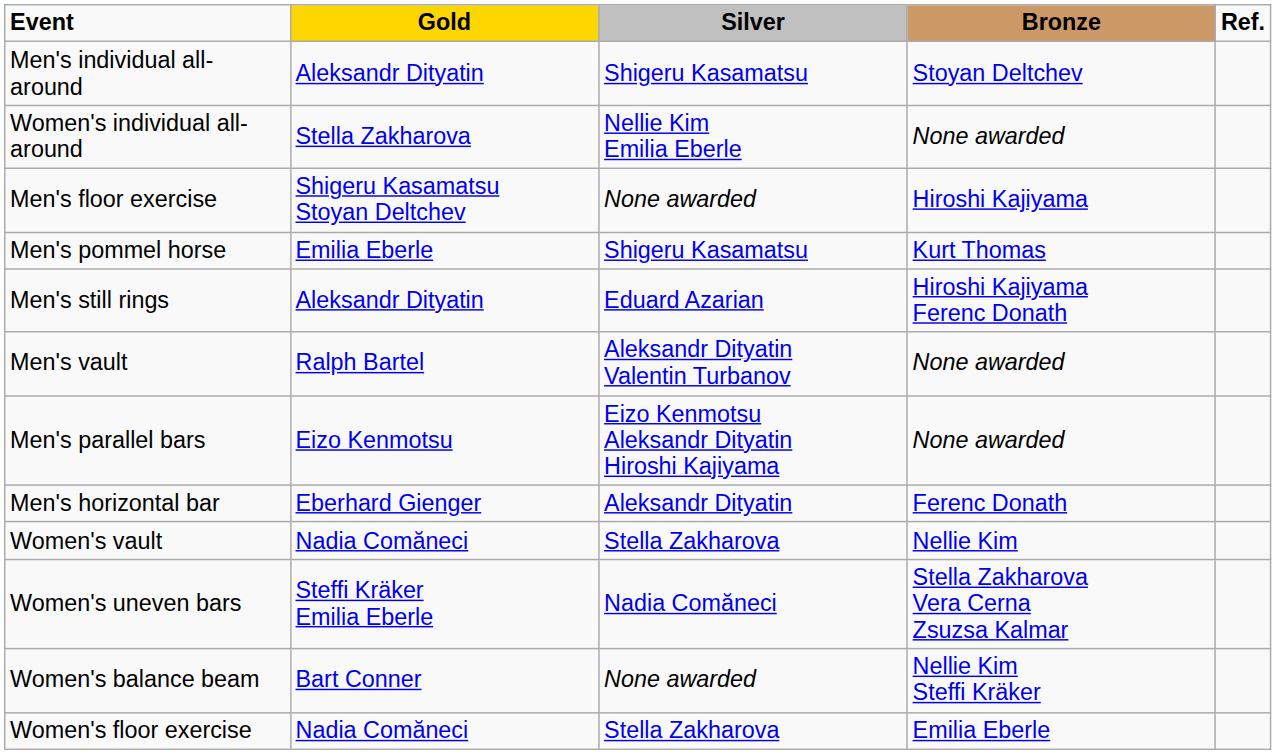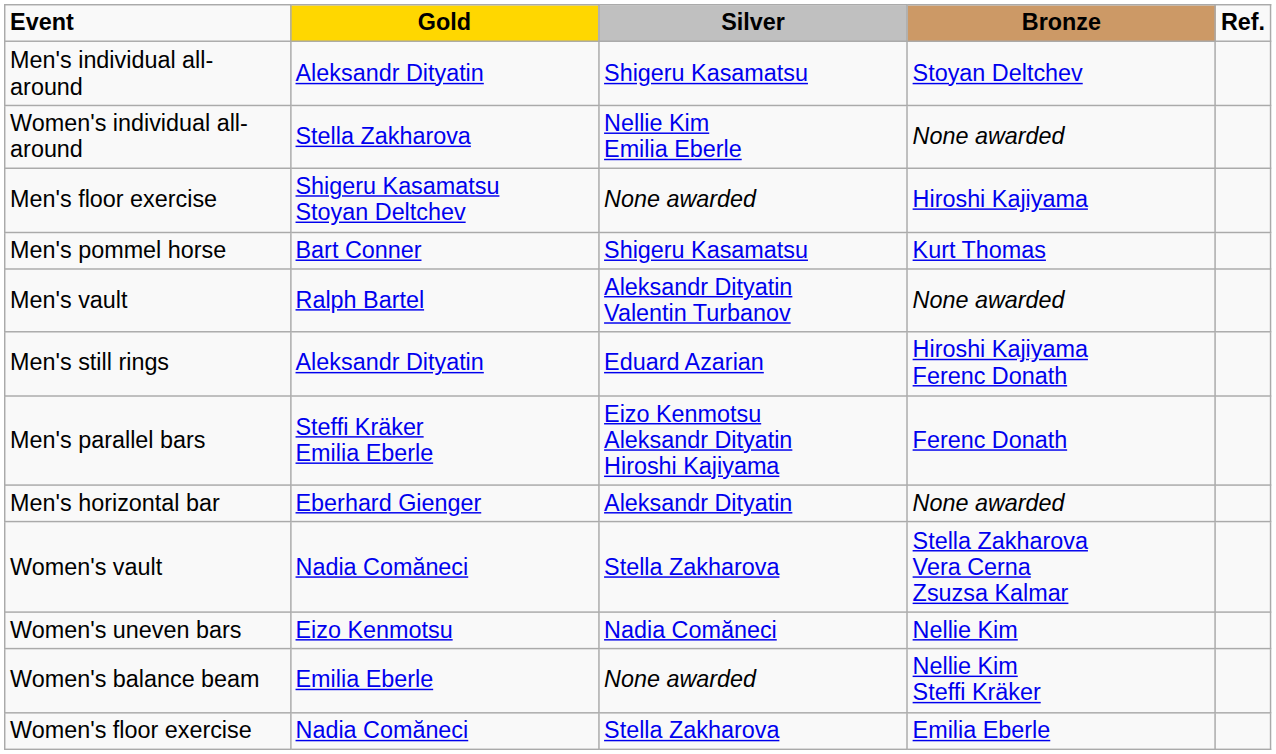(364, 250) Emilia Eberle -> (359, 250) Bart Conner
rows swapped: (90, 300) <-> (69, 363)
(374, 440) Eizo Kenmotsu -> (364, 440) Steffi Kräker Emilia Eberle
(989, 440) None awarded -> (990, 440) Ferenc Donath
(990, 503) Ferenc Donath -> (989, 503) None awarded
(965, 540) Nellie Kim -> (1000, 566) Stella Zakharova Vera Cerna Zsuzsa Kalmar
(364, 603) Steffi Kräker Emilia Eberle -> (374, 630) Eizo Kenmotsu
(1000, 603) Stella Zakharova Vera Cerna Zsuzsa Kalmar -> (965, 630) Nellie Kim
(359, 680) Bart Conner -> (364, 680) Emilia Eberle
